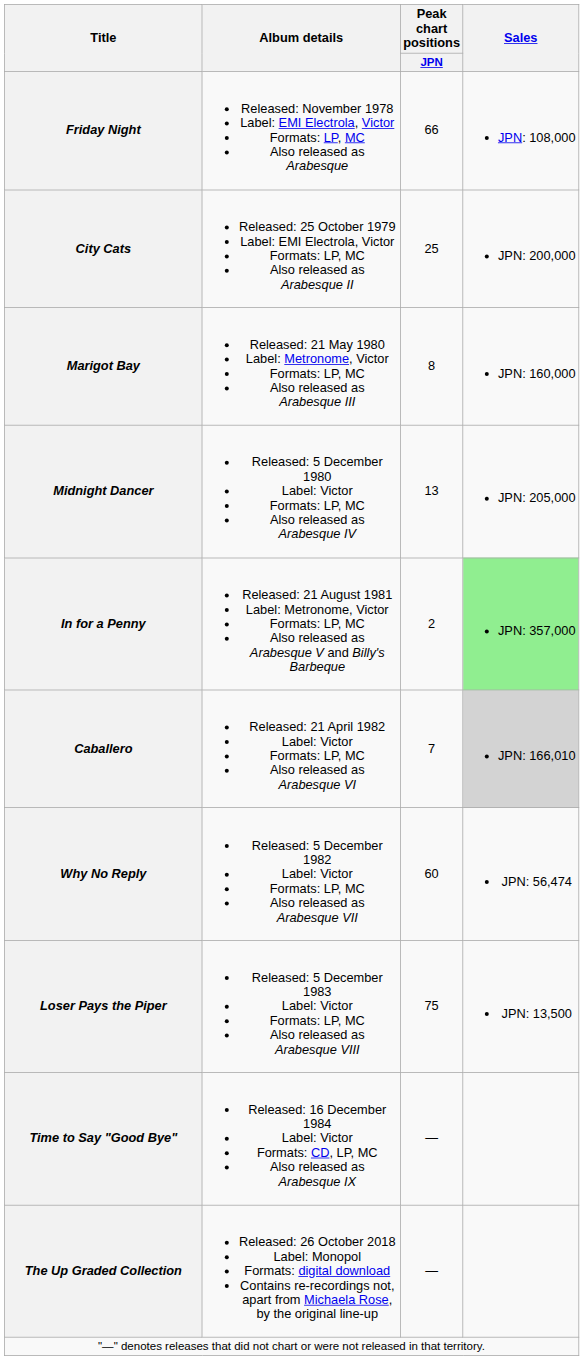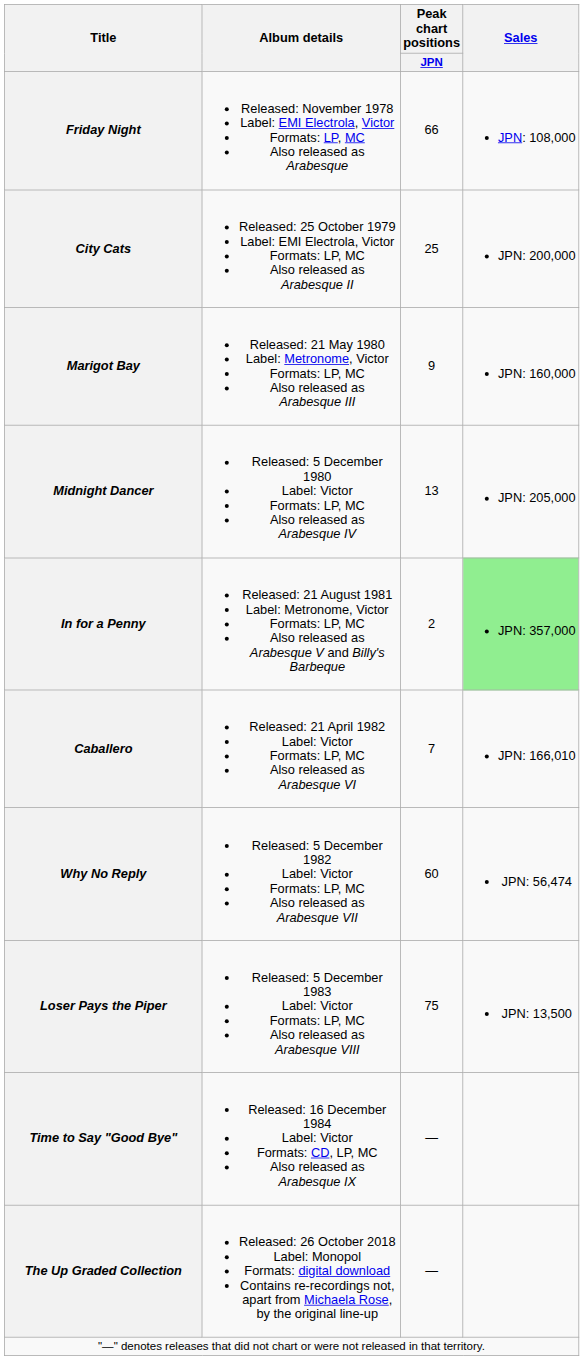(432, 366) 8 -> (432, 366) 9
(521, 756) lightgrey background -> (521, 756) no background
